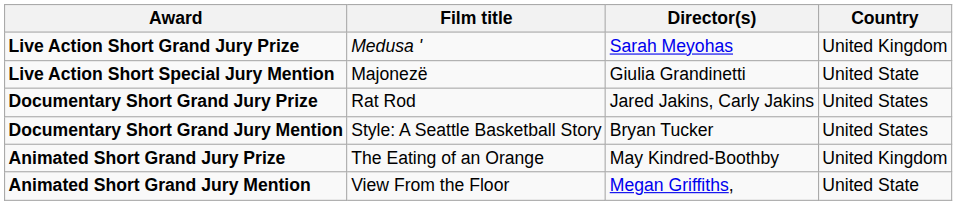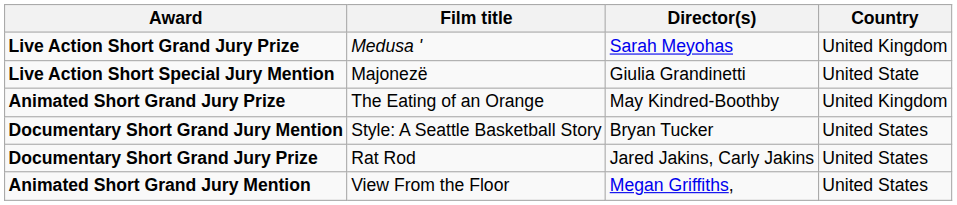rows swapped: (163, 102) <-> (147, 158)
(871, 185) United State -> (875, 185) United States
